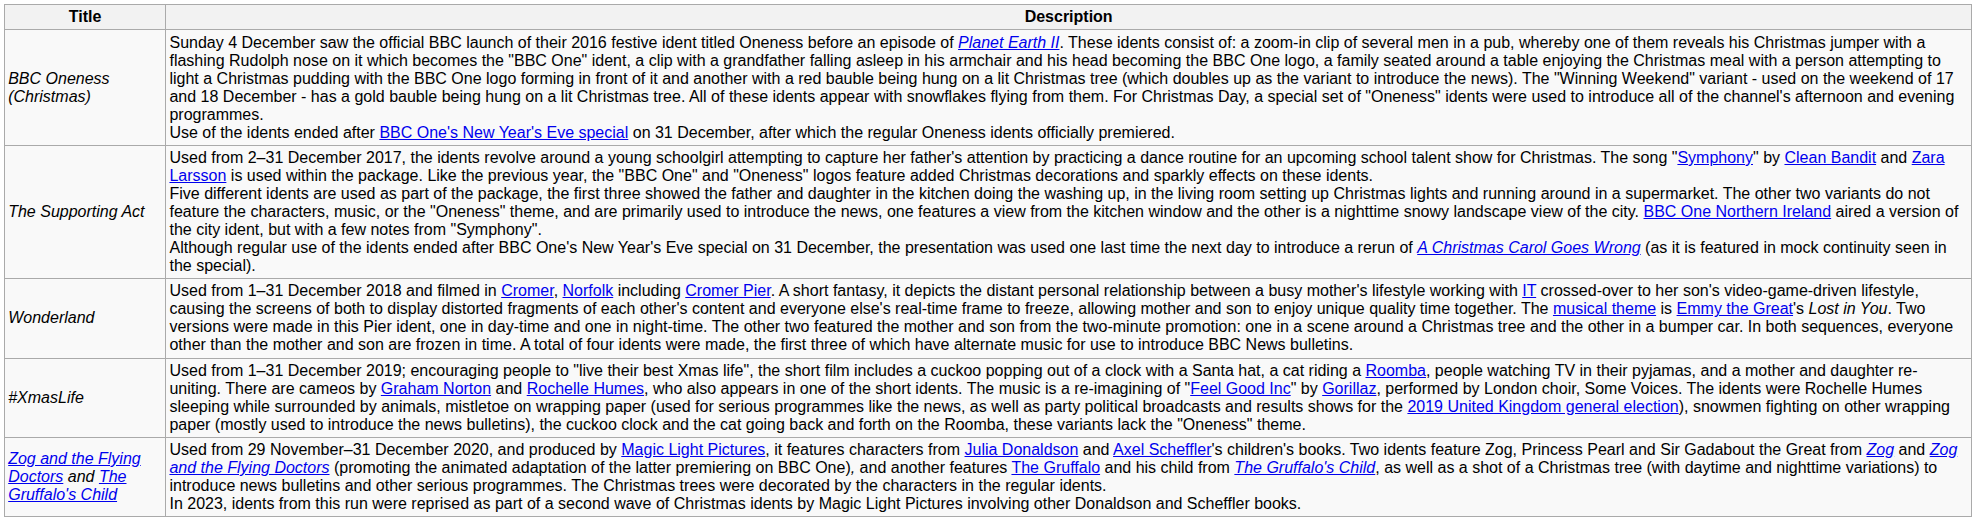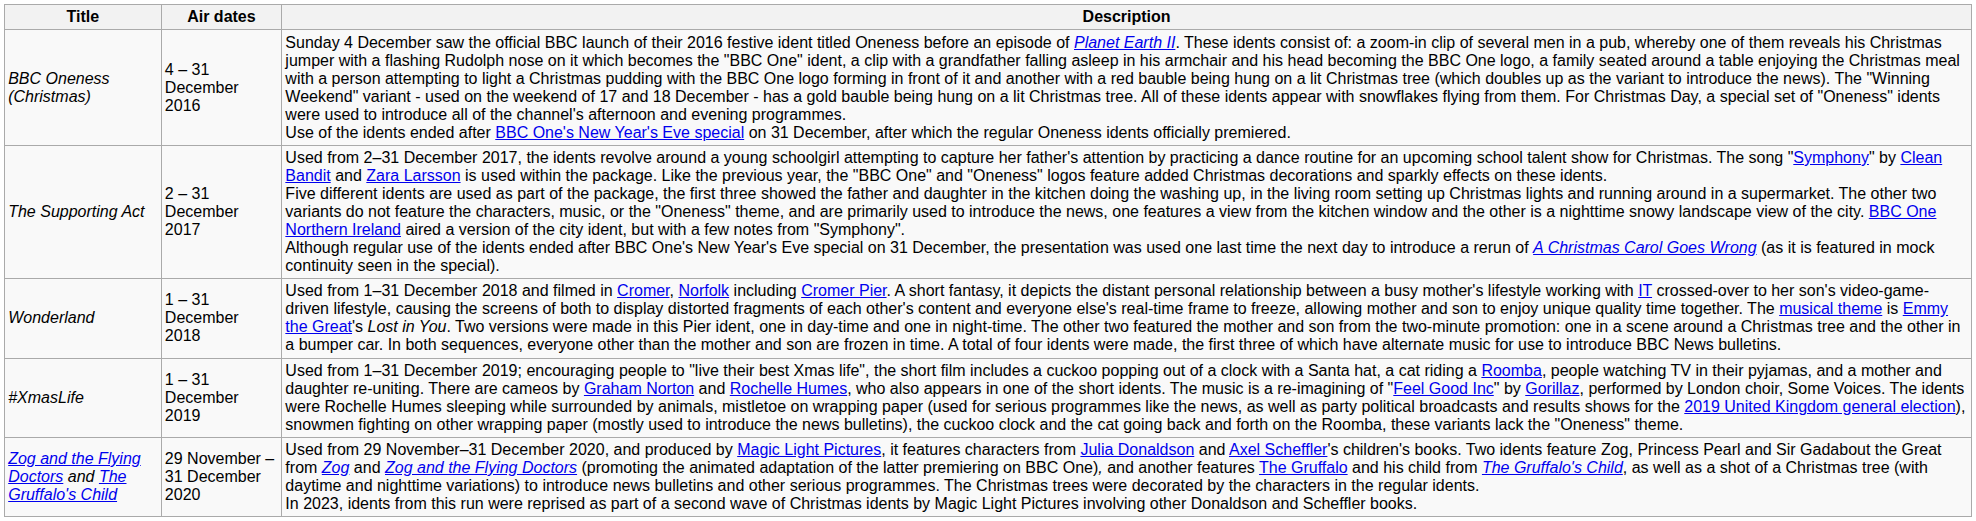+ column: (221, 17)
